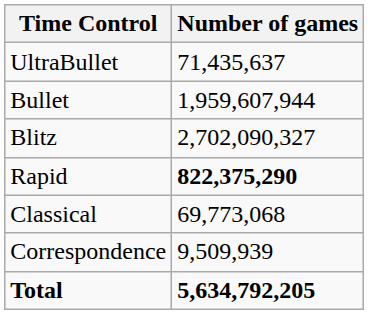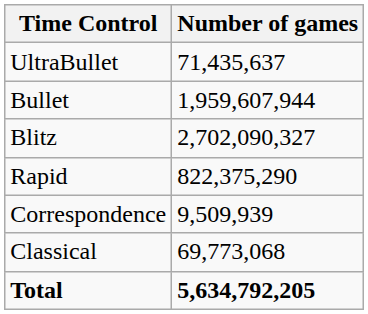(237, 175) bold -> (237, 175) normal
rows swapped: (54, 213) <-> (88, 251)
